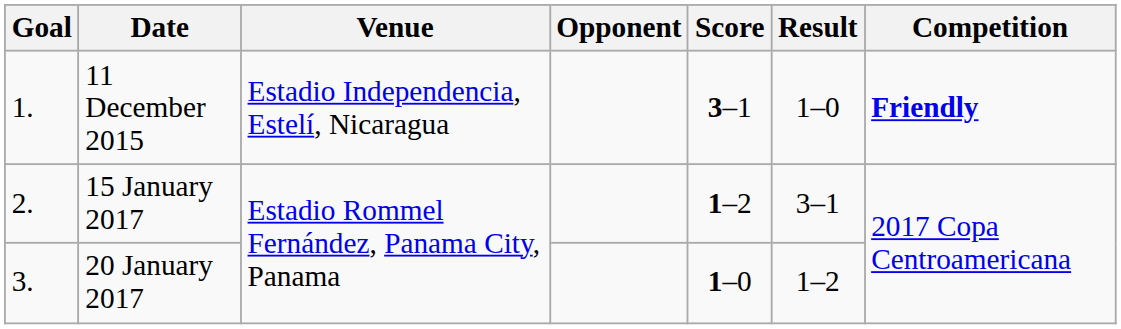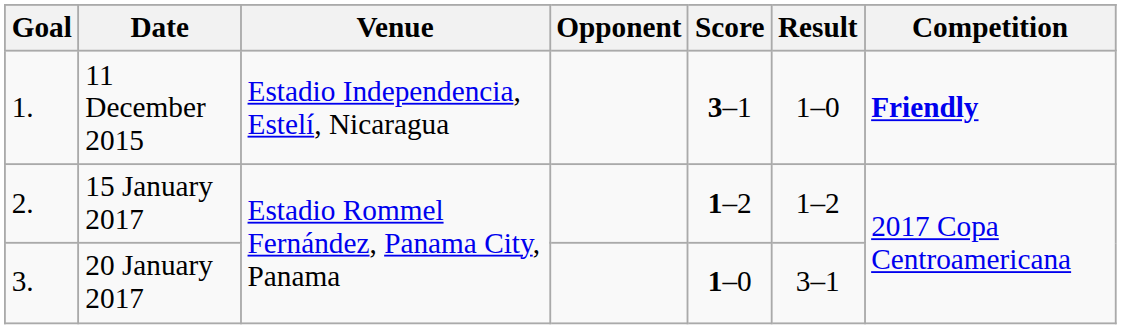(818, 202) 3–1 -> (818, 202) 1–2
(818, 282) 1–2 -> (818, 282) 3–1
